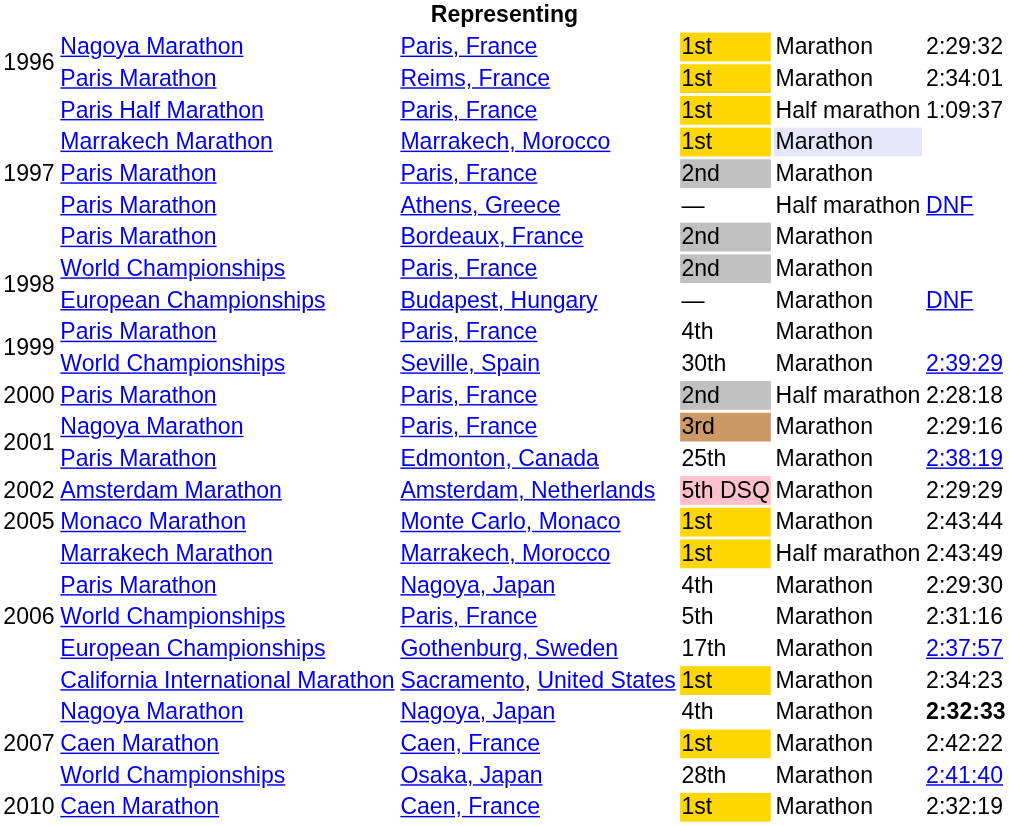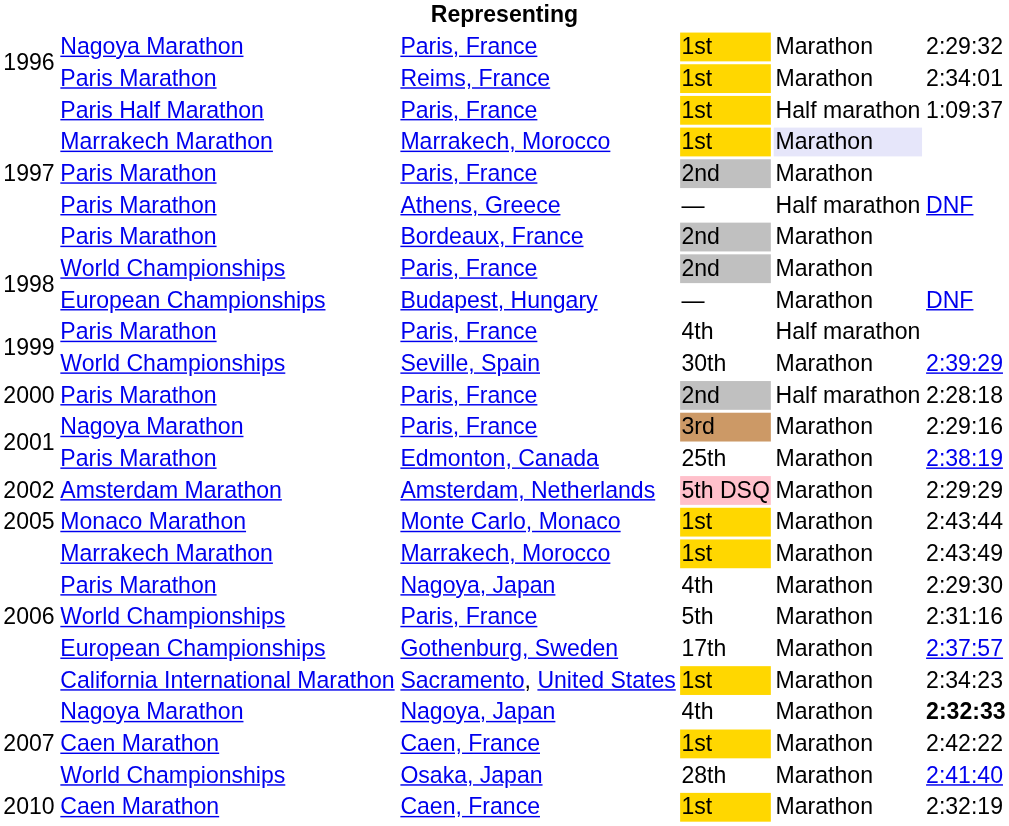(824, 331) Marathon -> (848, 331) Half marathon
(848, 553) Half marathon -> (824, 553) Marathon
